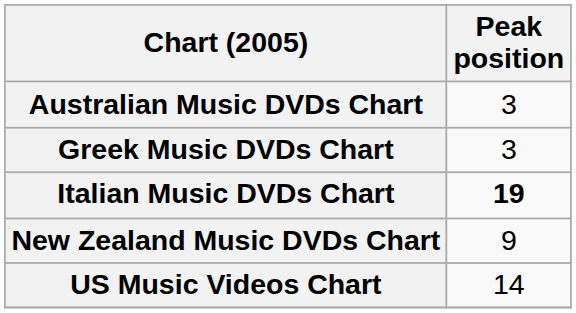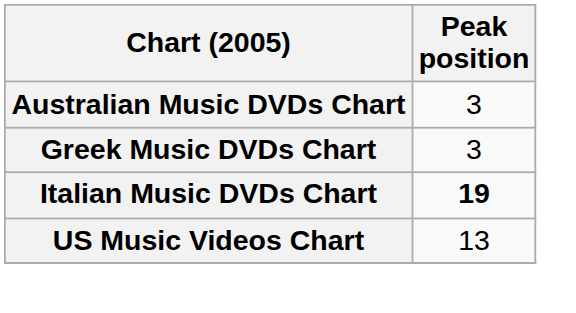- row: (226, 239)
(509, 284) 14 -> (474, 239) 13
